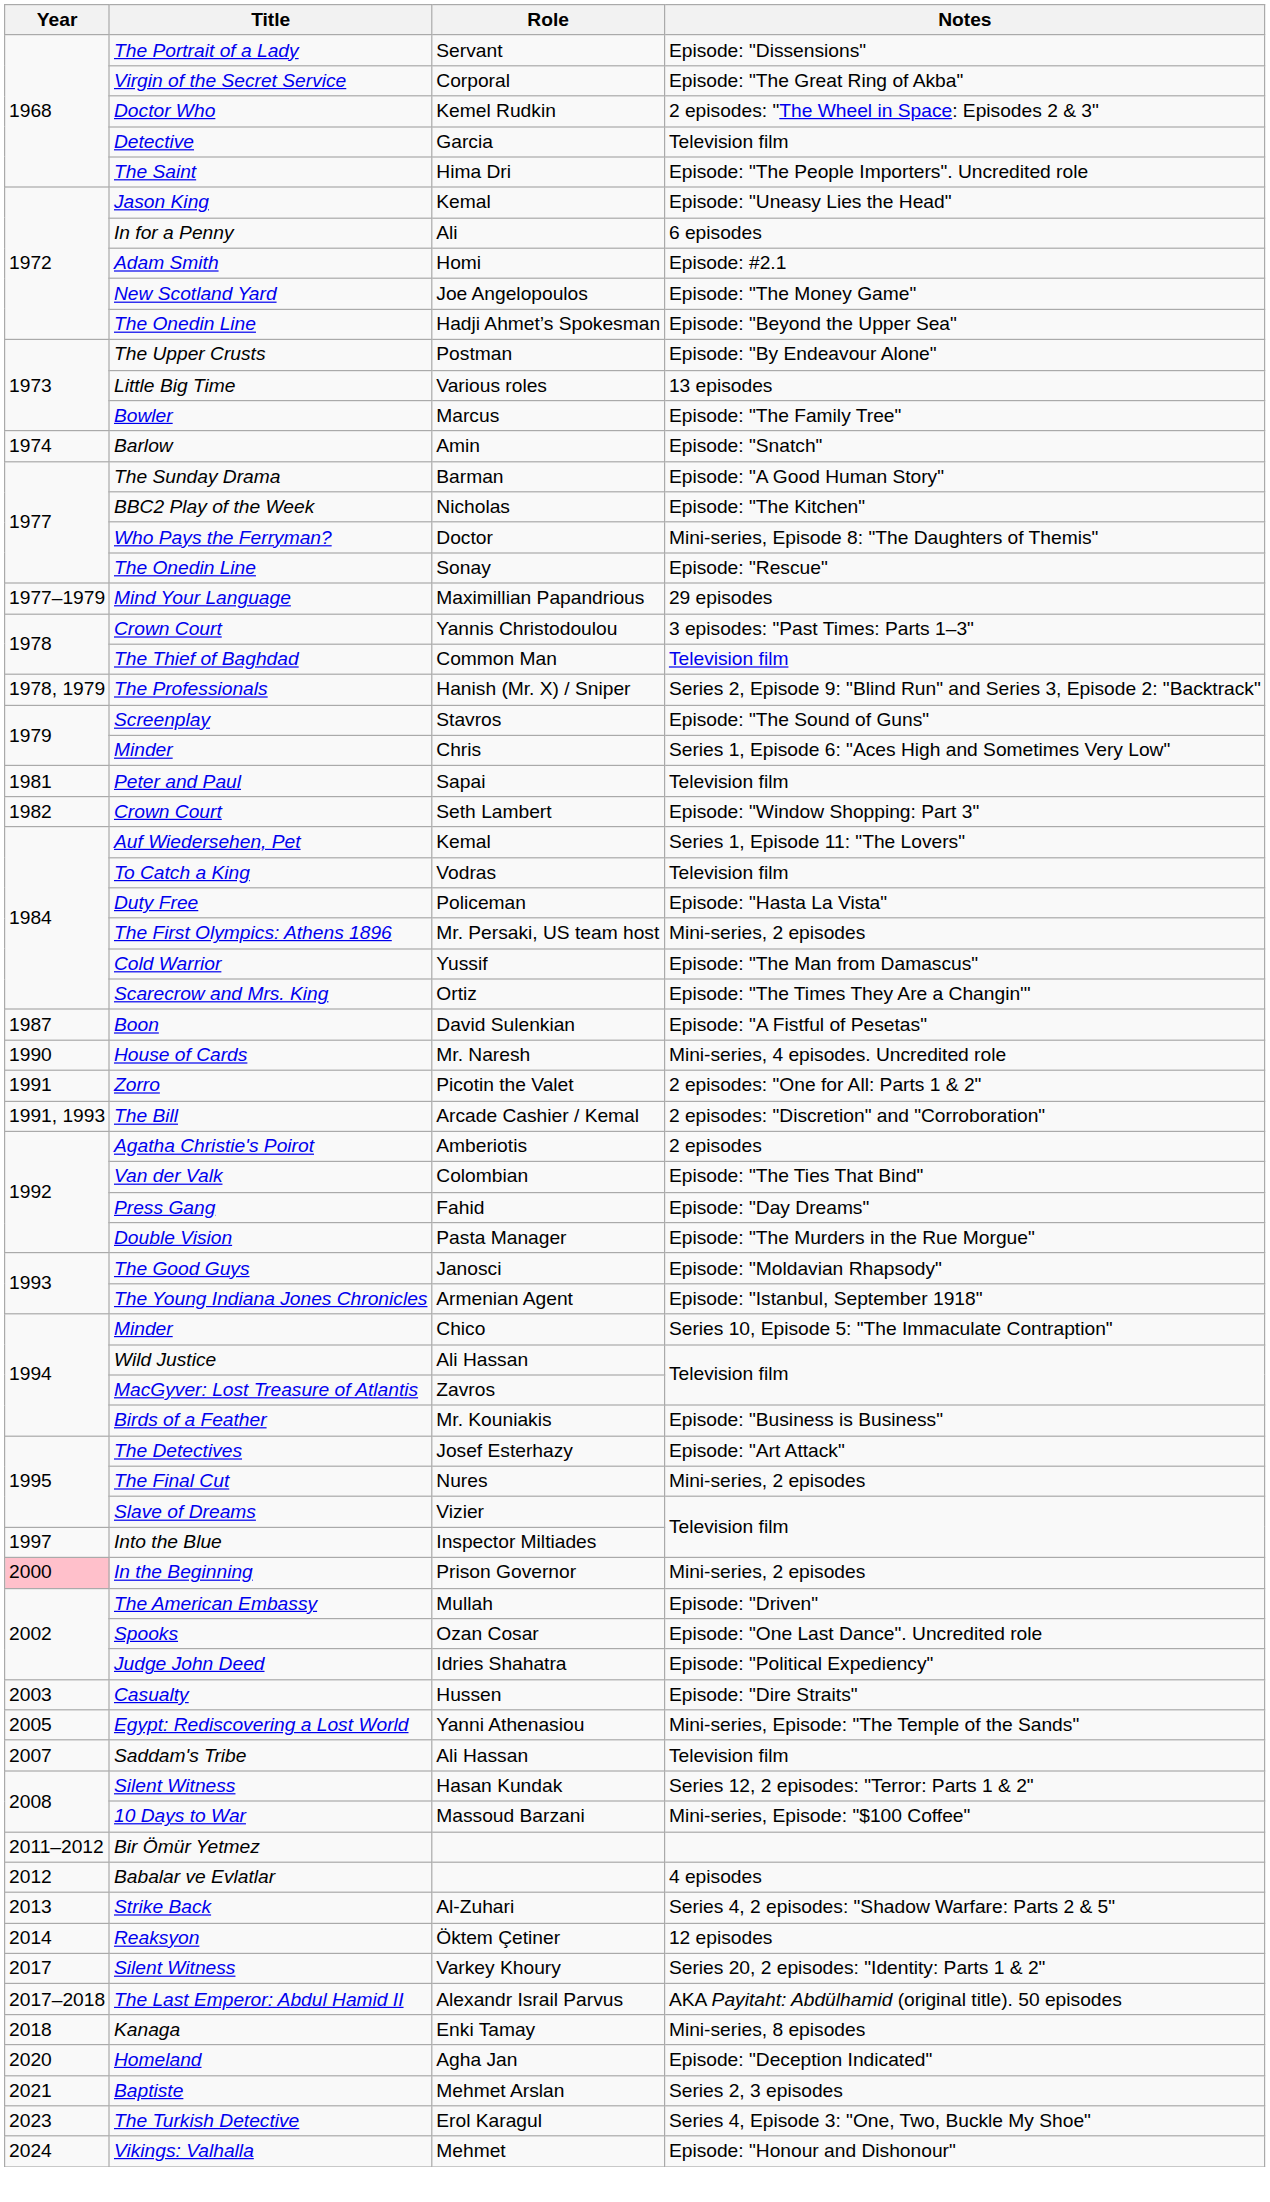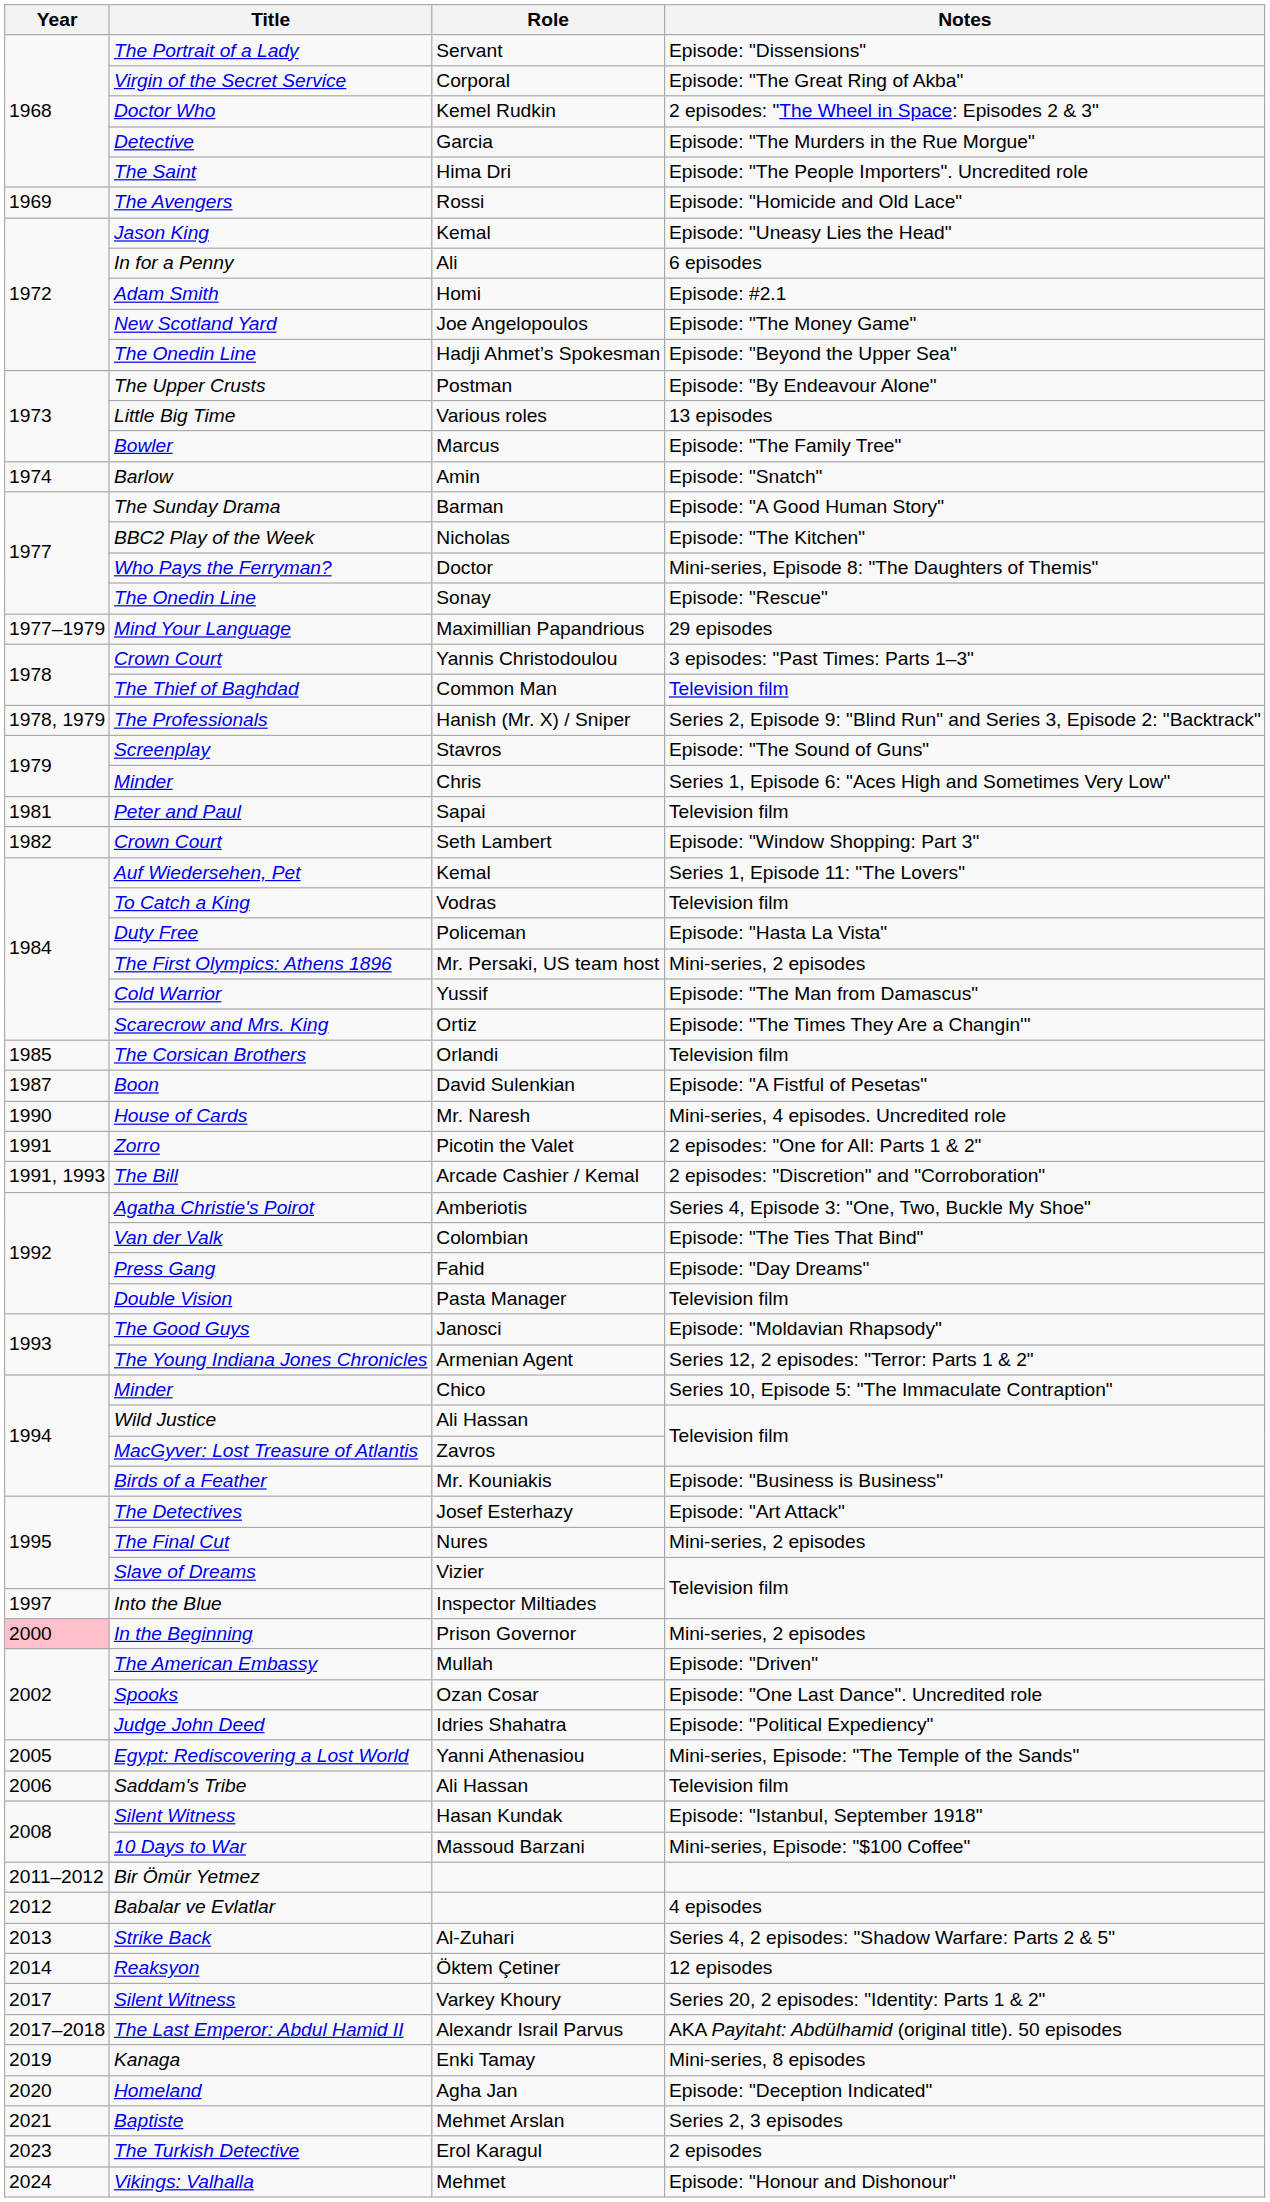(729, 141) Television film -> (852, 141) Episode: "The Murders in the Rue Morgue"
+ row: (173, 202)
+ row: (210, 1055)
(715, 1146) 2 episodes -> (880, 1207) Series 4, Episode 3: "One, Two, Buckle My Shoe"
(852, 1237) Episode: "The Murders in the Rue Morgue" -> (729, 1298) Television film
(826, 1298) Episode: "Istanbul, September 1918" -> (851, 1359) Series 12, 2 episodes: "Terror: Parts 1 & 2"
- row: (151, 1694)
(30, 1755) 2007 -> (30, 1785) 2006
(851, 1785) Series 12, 2 episodes: "Terror: Parts 1 & 2" -> (826, 1816) Episode: "Istanbul, September 1918"
(30, 2029) 2018 -> (30, 2059) 2019
(880, 2120) Series 4, Episode 3: "One, Two, Buckle My Shoe" -> (715, 2151) 2 episodes
